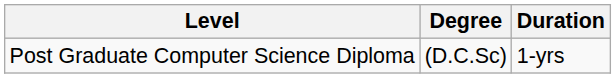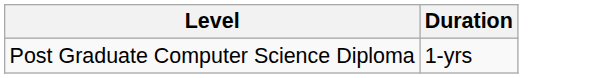- column: (466, 21)
